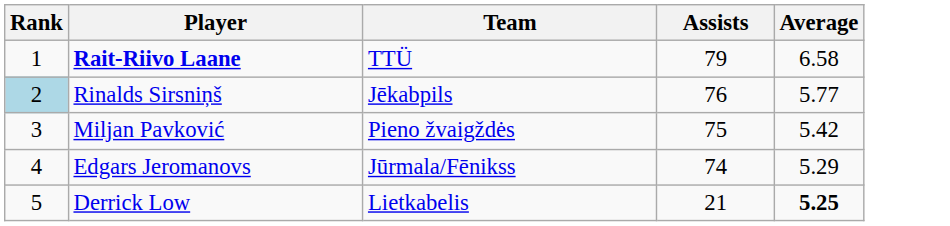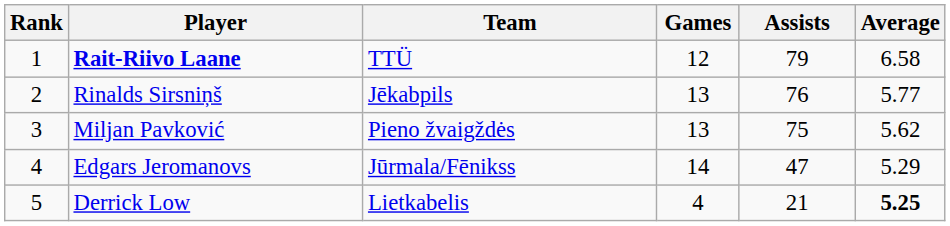+ column: (698, 22)
(36, 94) lightblue background -> (36, 94) no background
(819, 130) 5.42 -> (900, 130) 5.62
(716, 166) 74 -> (797, 166) 47
